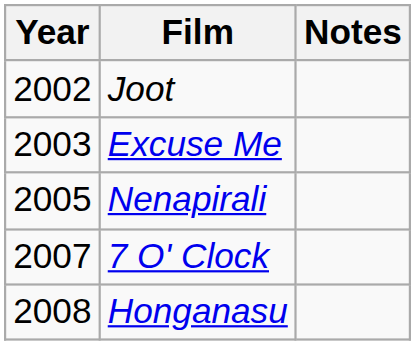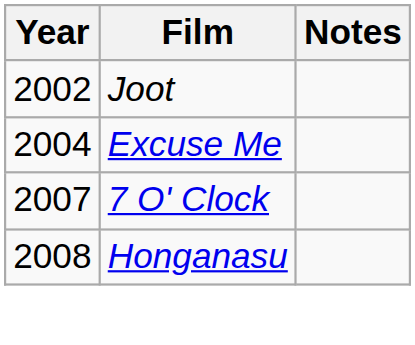(52, 144) 2003 -> (52, 144) 2004
- row: (187, 199)
